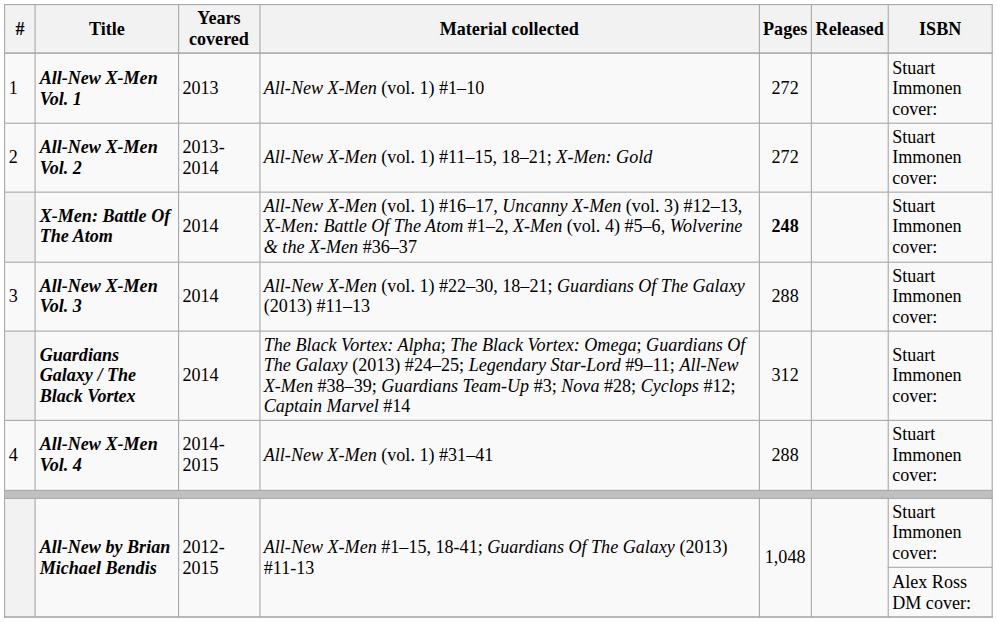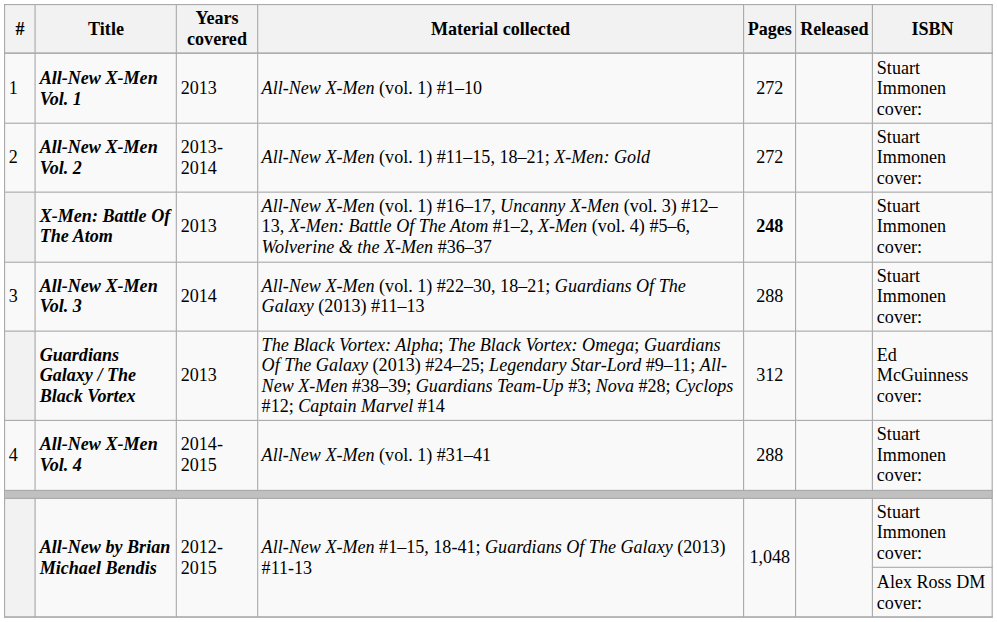(201, 226) 2014 -> (199, 226) 2013
(201, 375) 2014 -> (199, 375) 2013
(927, 375) Stuart Immonen cover: -> (923, 375) Ed McGuinness cover:
